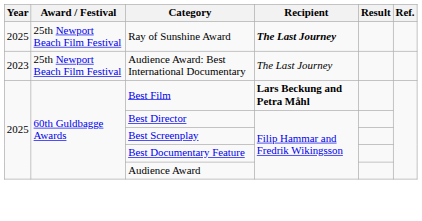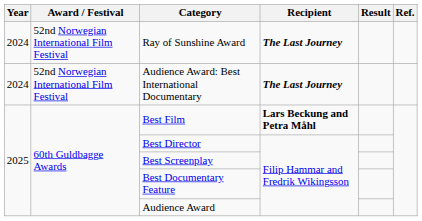(18, 36) 2025 -> (18, 42) 2024
(77, 36) 25th Newport Beach Film Festival -> (73, 42) 52nd Norwegian International Film Festival
(18, 65) 2023 -> (18, 84) 2024
(77, 65) 25th Newport Beach Film Festival -> (73, 84) 52nd Norwegian International Film Festival
(295, 65) normal -> (302, 84) bold
